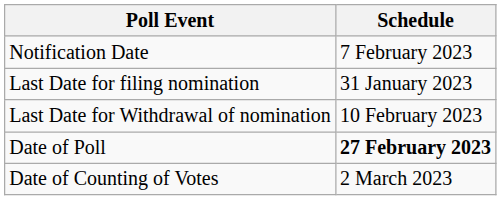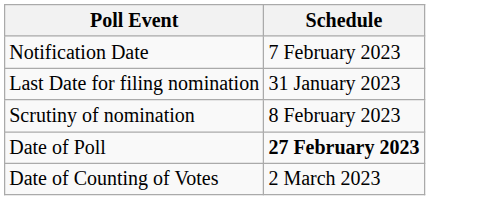+ row: (102, 115)
- row: (170, 115)
